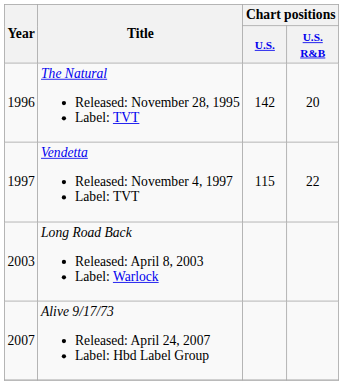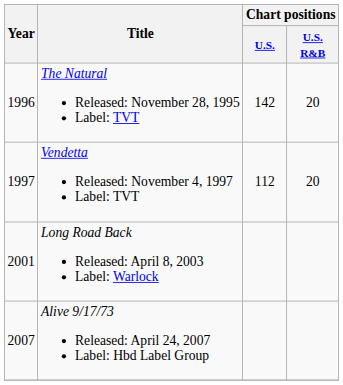(265, 181) 115 -> (265, 181) 112
(313, 181) 22 -> (313, 181) 20
(21, 261) 2003 -> (21, 261) 2001
